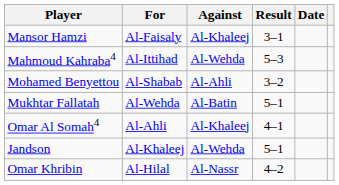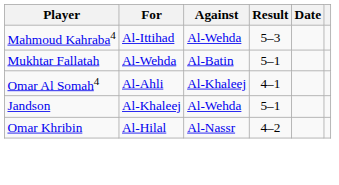- row: (47, 36)
- row: (63, 81)
